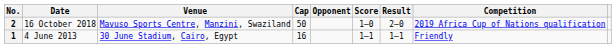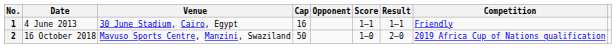rows swapped: (13, 37) <-> (13, 24)
